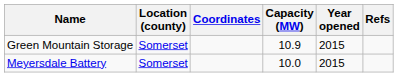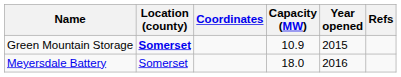(163, 44) normal -> (165, 44) bold
(290, 63) 10.0 -> (293, 63) 18.0
(332, 63) 2015 -> (335, 63) 2016
